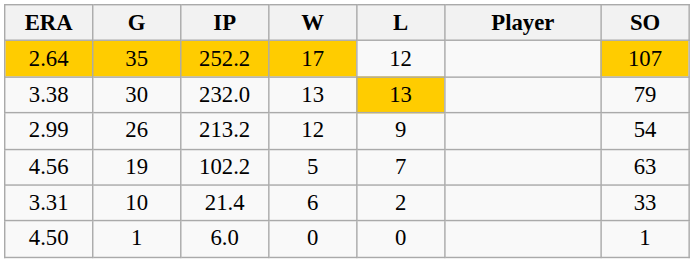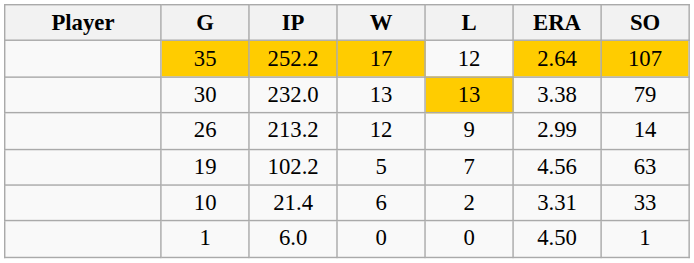columns swapped: (523, 22) <-> (49, 22)
(645, 130) 54 -> (645, 130) 14
